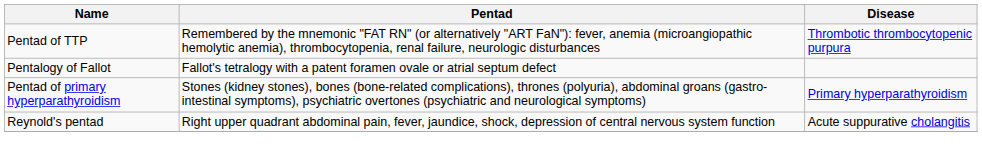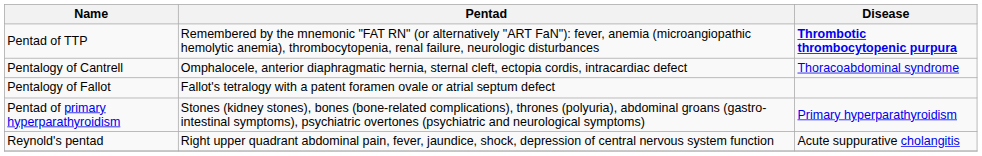(890, 41) normal -> (877, 41) bold
+ row: (65, 68)
